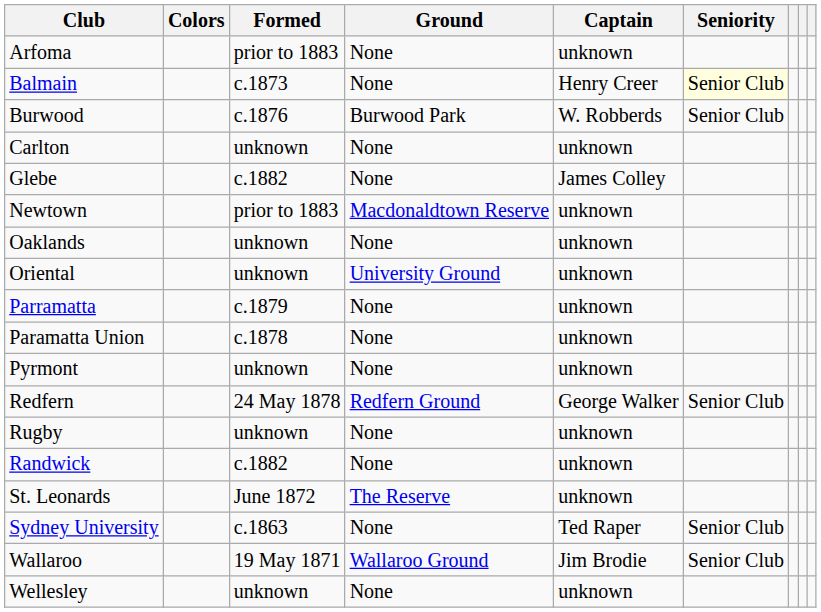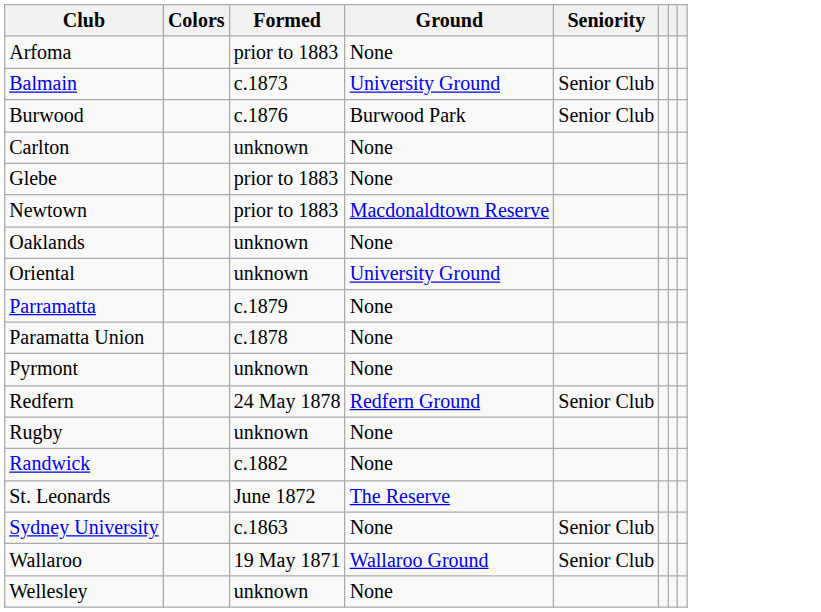- column: (618, 20)
(371, 83) None -> (425, 83) University Ground
(736, 83) lightyellow background -> (606, 83) no background
(261, 178) c.1882 -> (286, 178) prior to 1883
